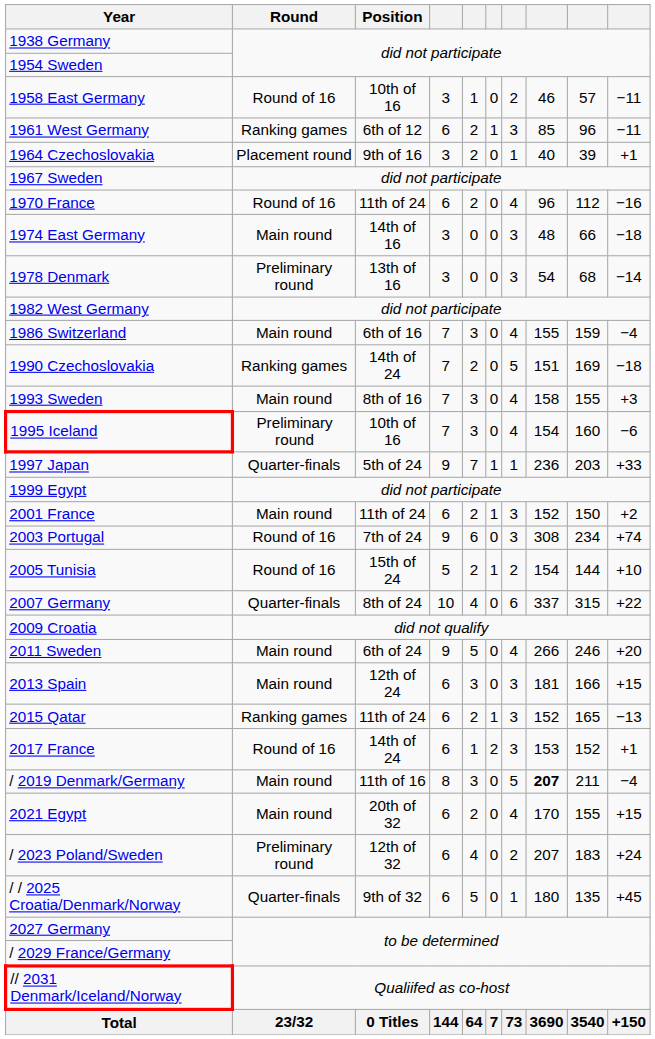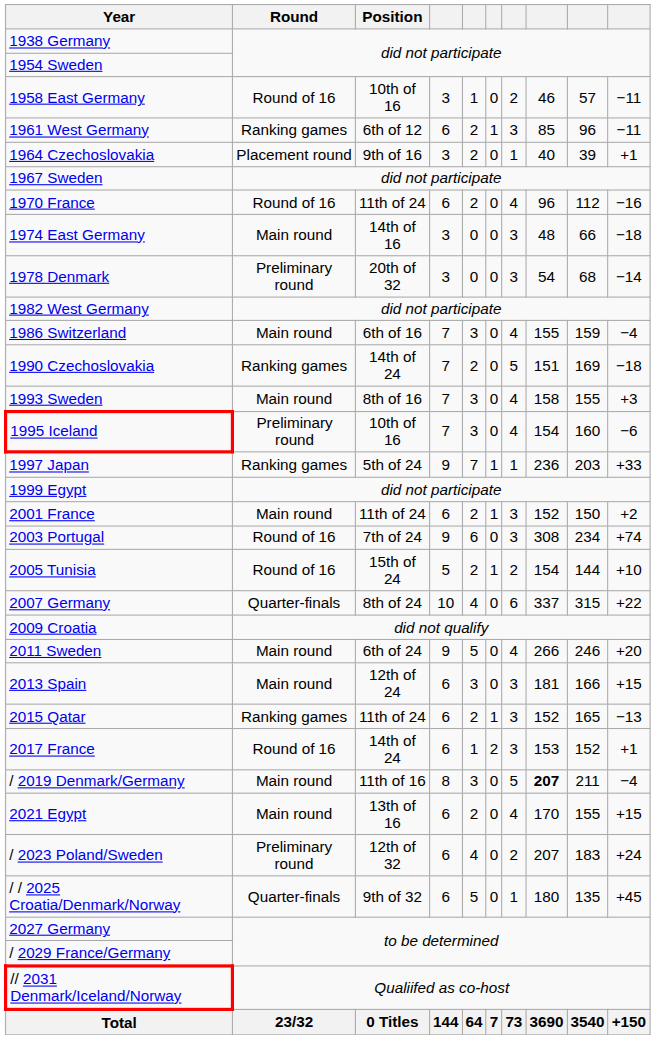(392, 276) 13th of 16 -> (392, 276) 20th of 32
(294, 465) Quarter-finals -> (294, 465) Ranking games
(392, 814) 20th of 32 -> (392, 814) 13th of 16
